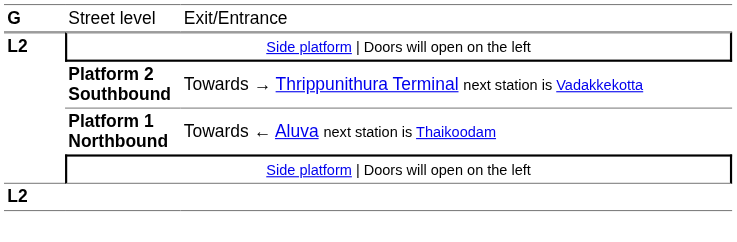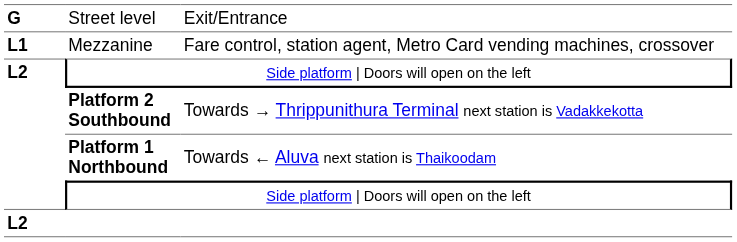+ row: (110, 45)
